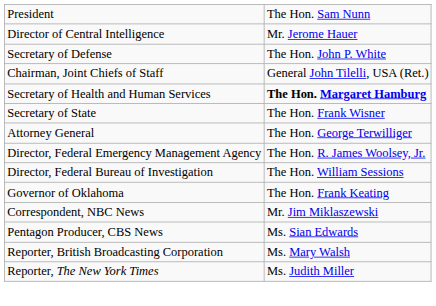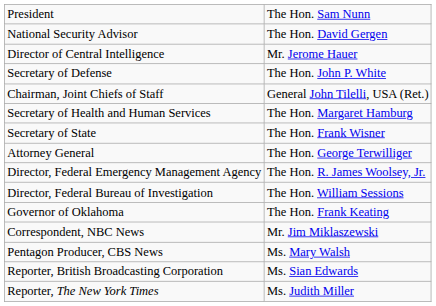+ row: (72, 34)
(347, 93) bold -> (340, 113) normal
(313, 232) Ms. Sian Edwards -> (308, 251) Ms. Mary Walsh
(308, 251) Ms. Mary Walsh -> (313, 271) Ms. Sian Edwards
